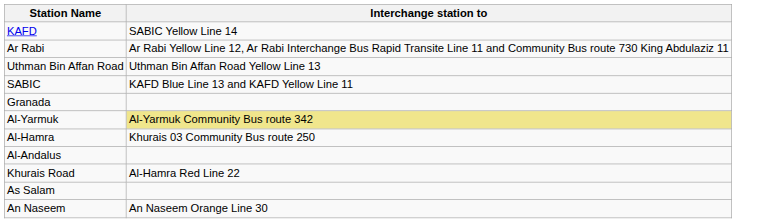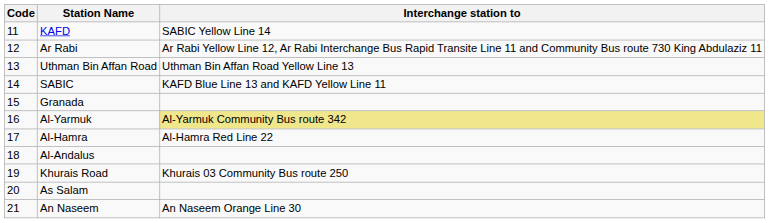+ column: (21, 13)
(222, 137) Khurais 03 Community Bus route 250 -> (218, 137) Al-Hamra Red Line 22
(184, 173) Al-Hamra Red Line 22 -> (255, 173) Khurais 03 Community Bus route 250
